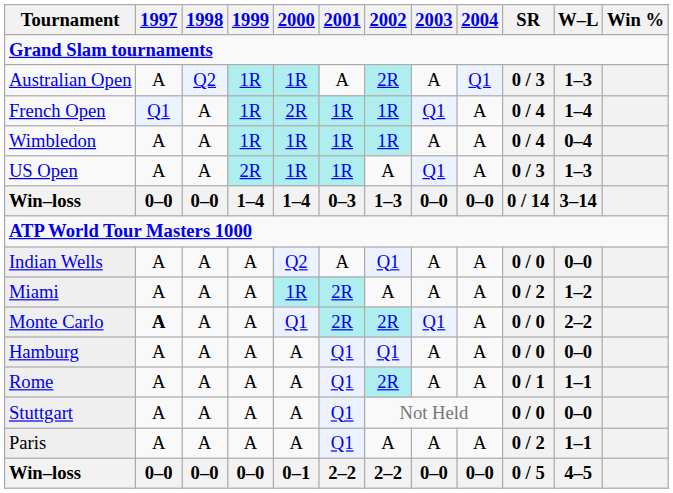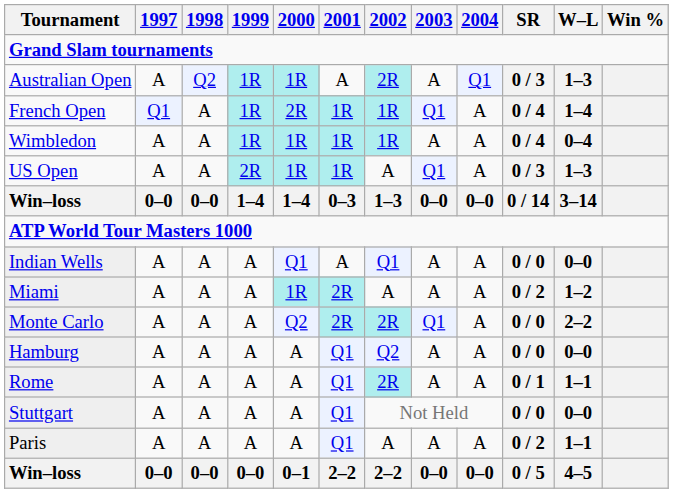(296, 260) Q2 -> (296, 260) Q1
(159, 321) bold -> (159, 321) normal
(296, 321) Q1 -> (296, 321) Q2
(388, 351) Q1 -> (388, 351) Q2
